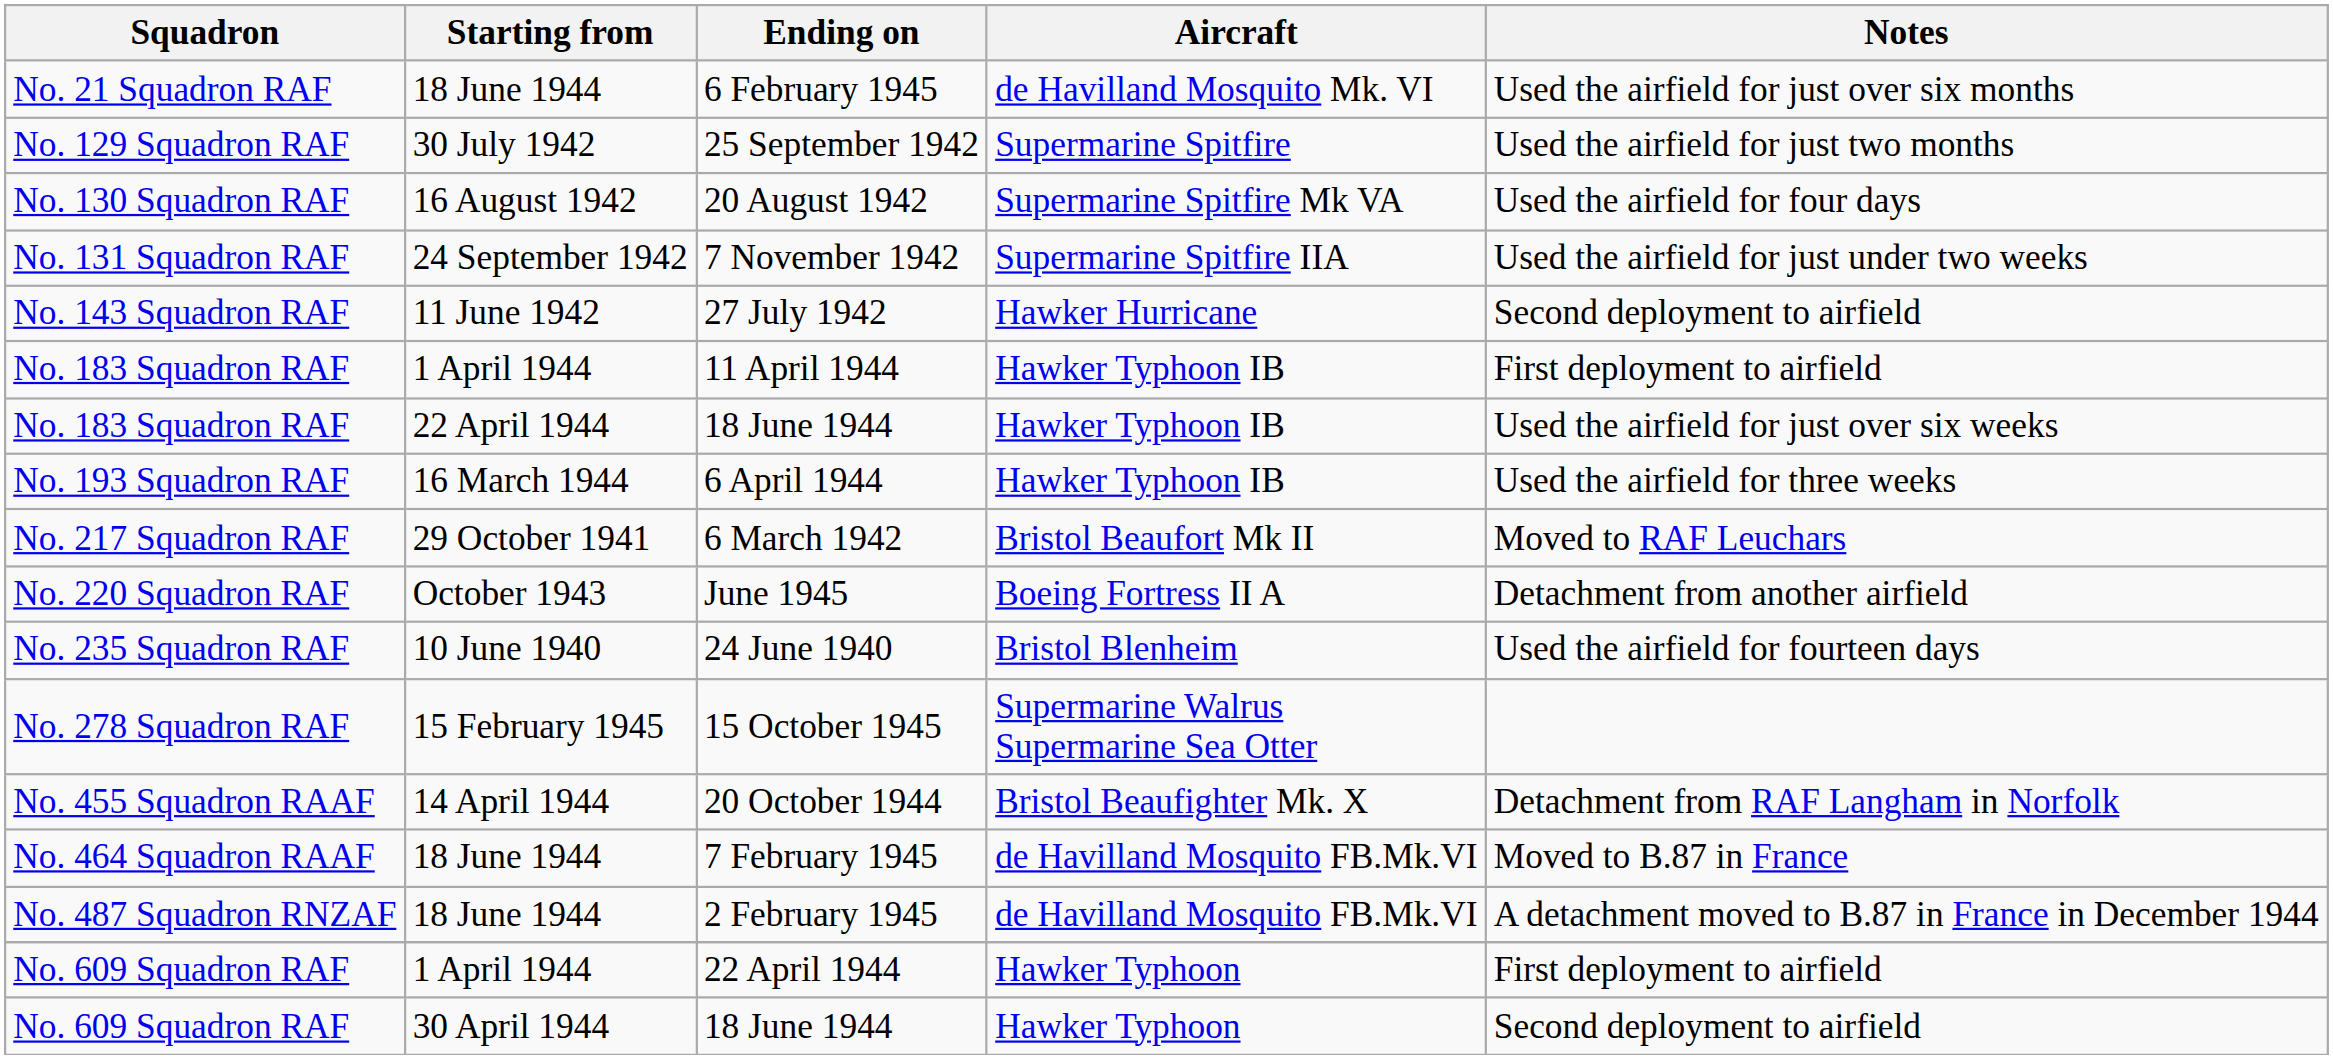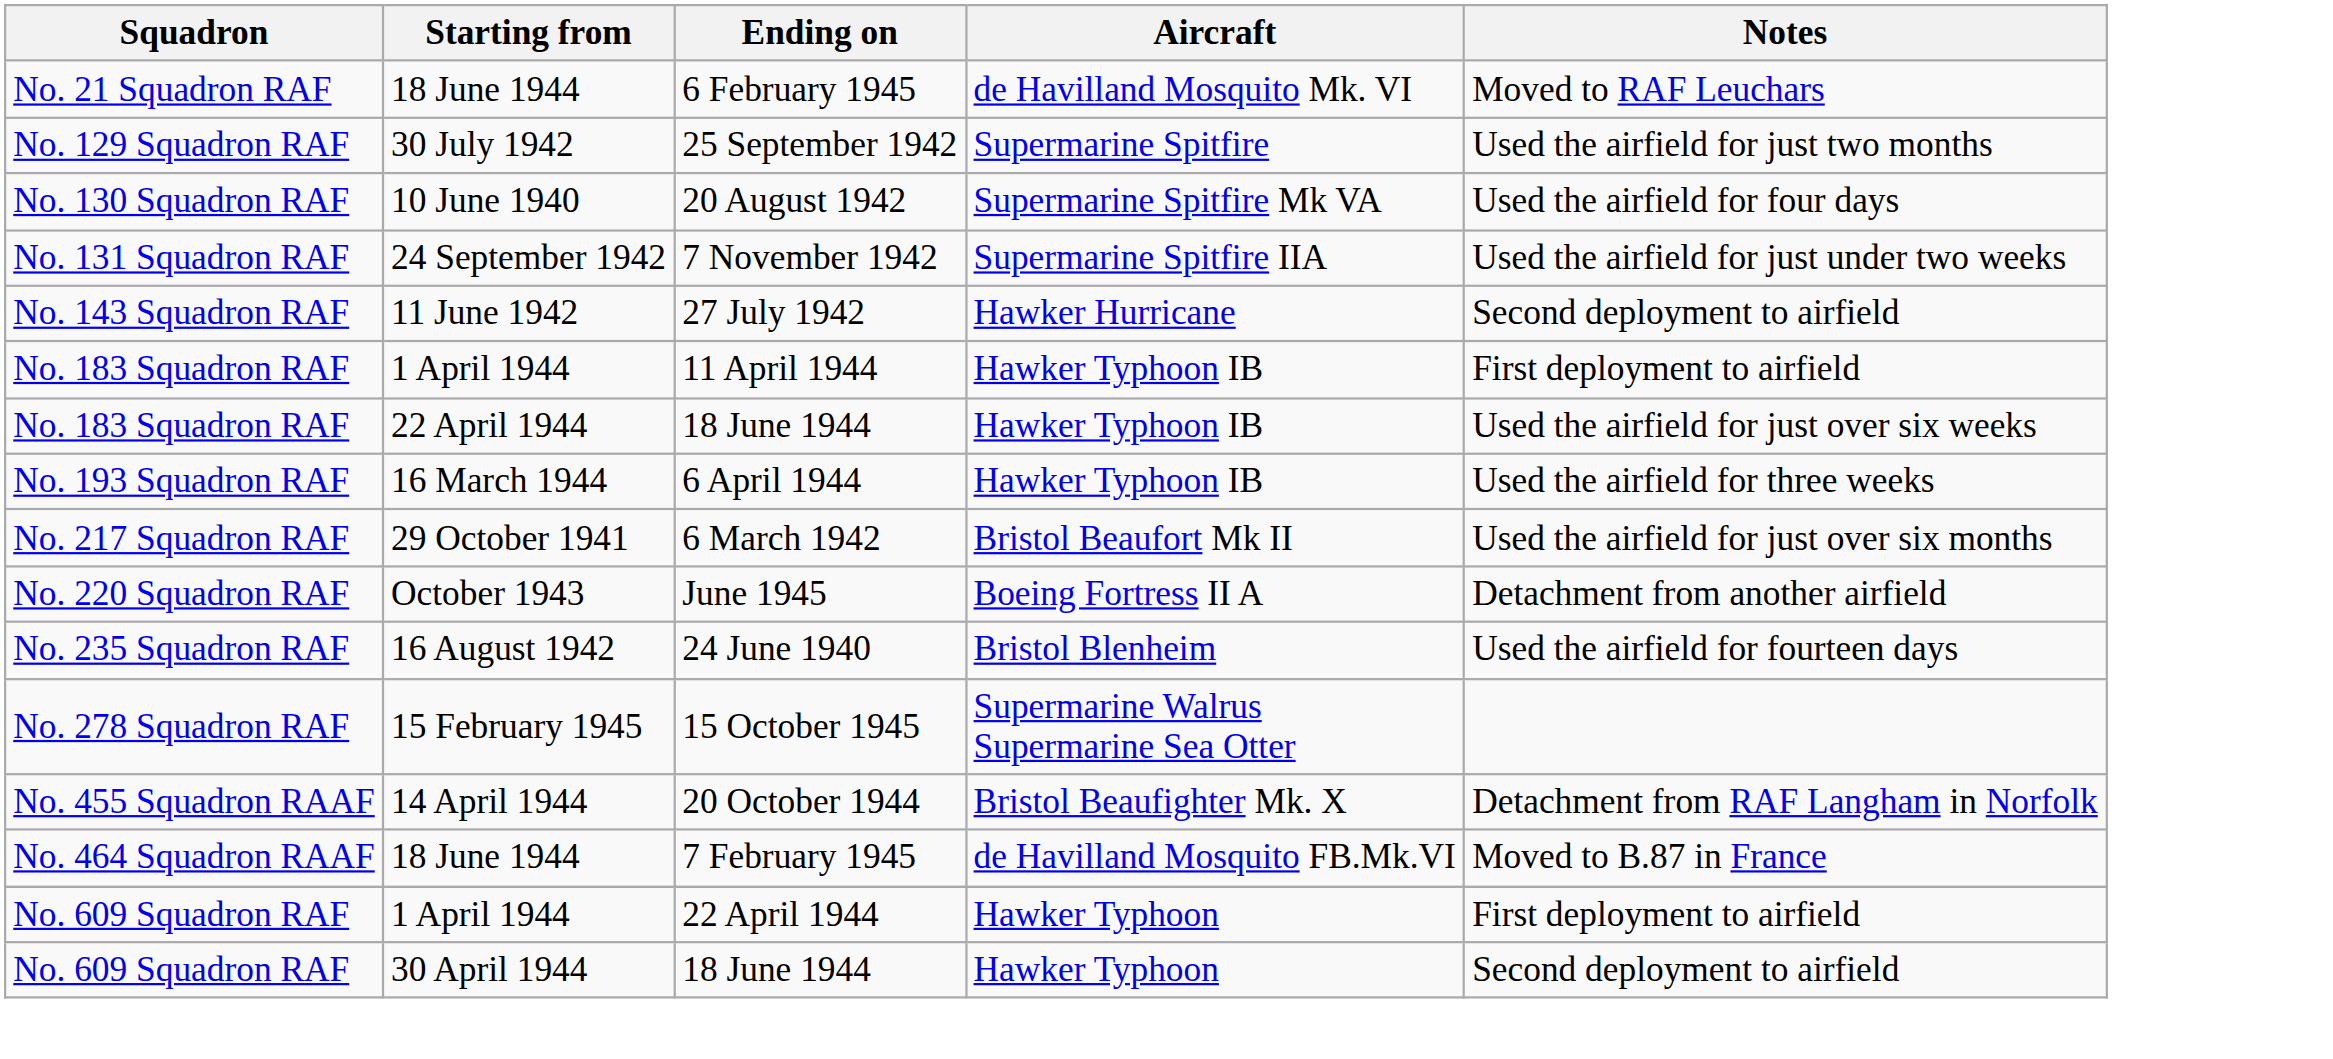(1784, 88) Used the airfield for just over six months -> (1648, 88) Moved to RAF Leuchars
(525, 200) 16 August 1942 -> (485, 200) 10 June 1940
(1670, 537) Moved to RAF Leuchars -> (1762, 537) Used the airfield for just over six months
(507, 649) 10 June 1940 -> (503, 649) 16 August 1942
- row: (205, 913)
